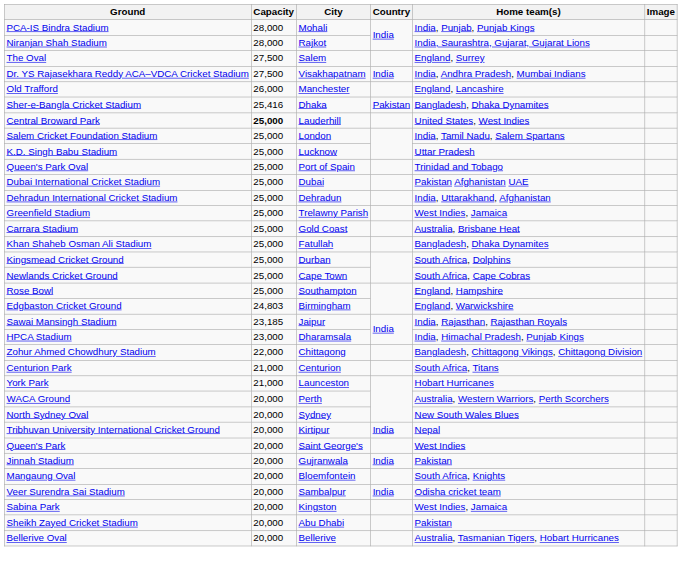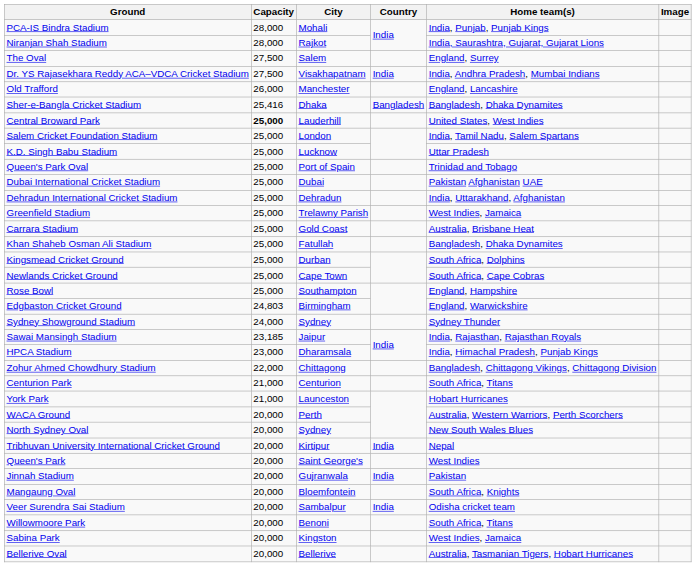(391, 105) Pakistan -> (398, 105) Bangladesh
+ row: (71, 321)
+ row: (46, 523)
- row: (72, 523)
